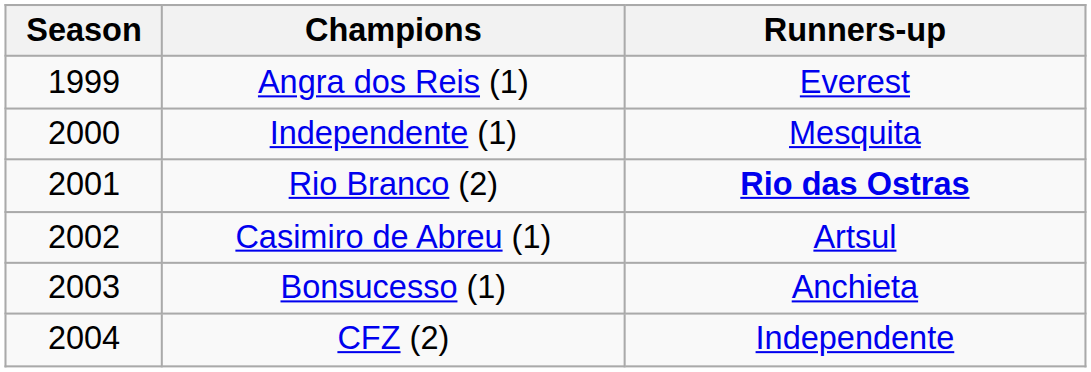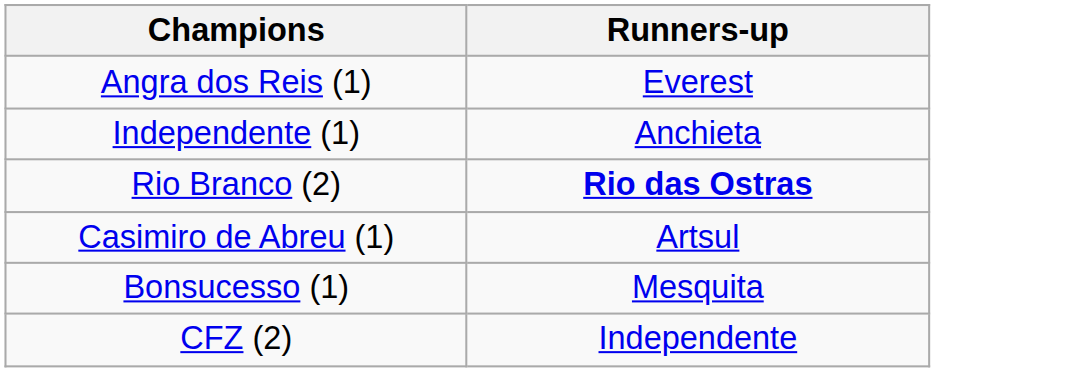- column: (84, 30)
(855, 133) Mesquita -> (698, 133) Anchieta
(855, 287) Anchieta -> (698, 287) Mesquita
